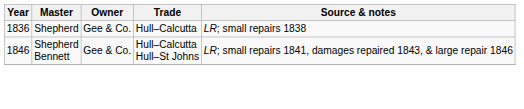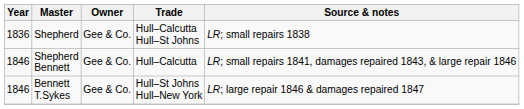(166, 28) Hull–Calcutta -> (167, 34) Hull–Calcutta Hull–St Johns
(167, 50) Hull–Calcutta Hull–St Johns -> (166, 62) Hull–Calcutta
+ row: (52, 90)
